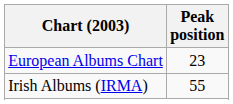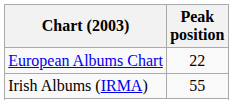(197, 60) 23 -> (197, 60) 22
